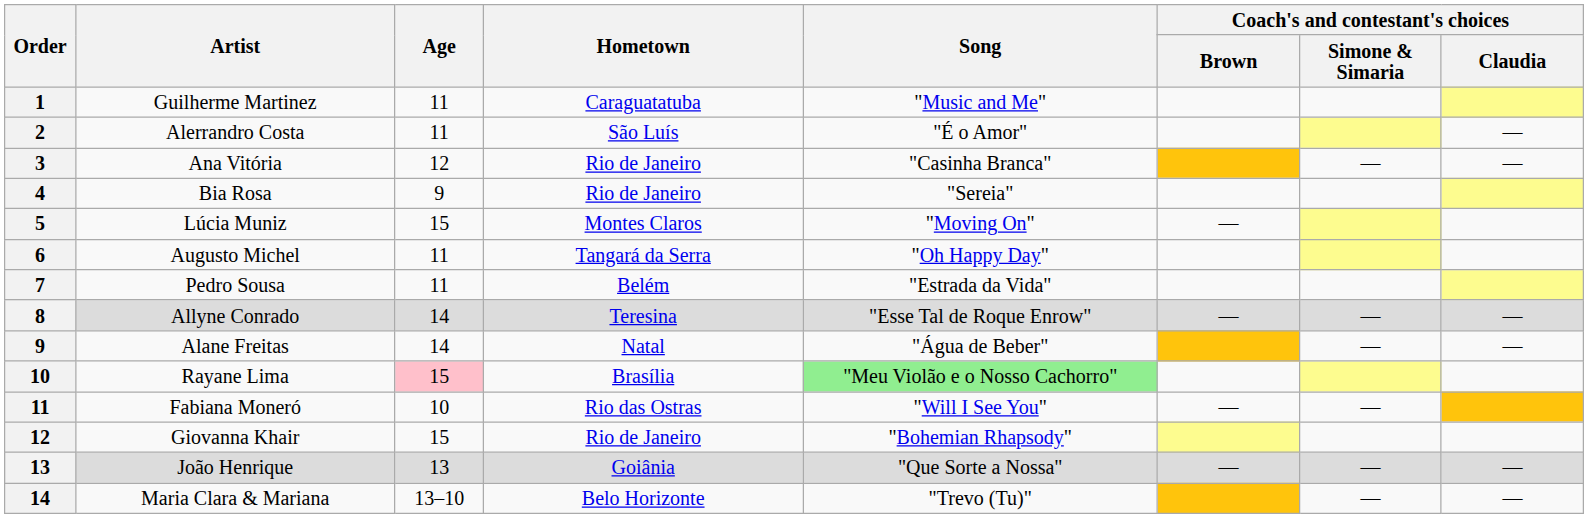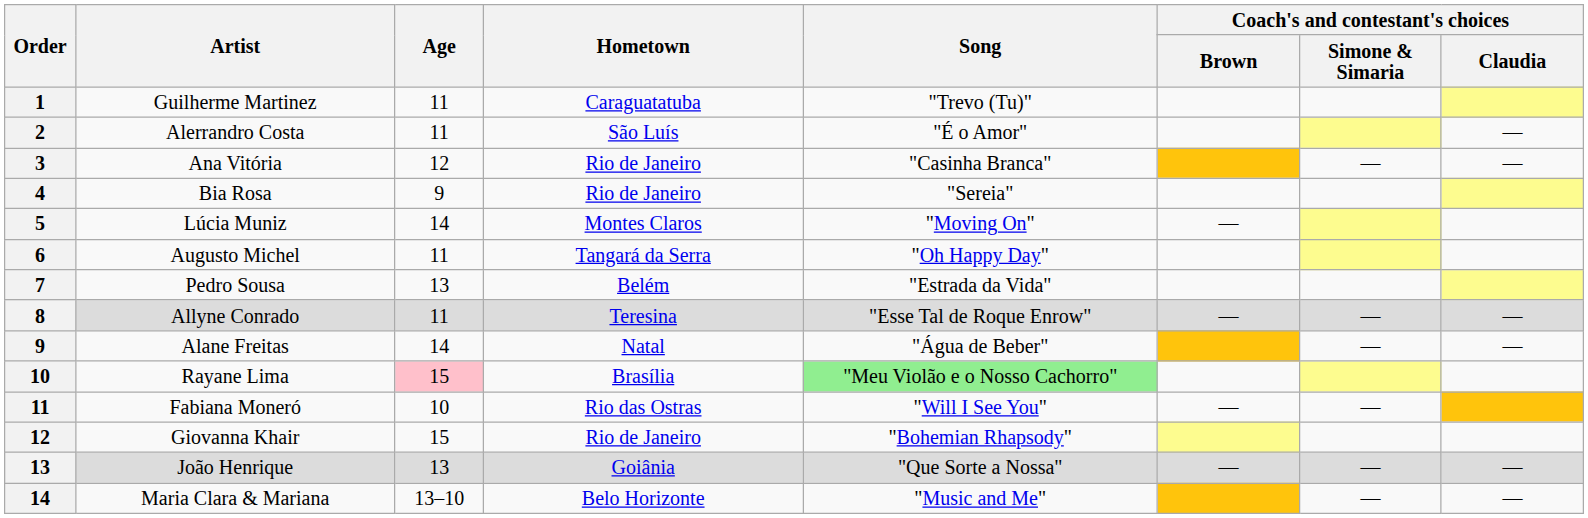(980, 102) "Music and Me" -> (980, 102) "Trevo (Tu)"
(439, 224) 15 -> (439, 224) 14
(439, 285) 11 -> (439, 285) 13
(439, 315) 14 -> (439, 315) 11
(980, 498) "Trevo (Tu)" -> (980, 498) "Music and Me"
